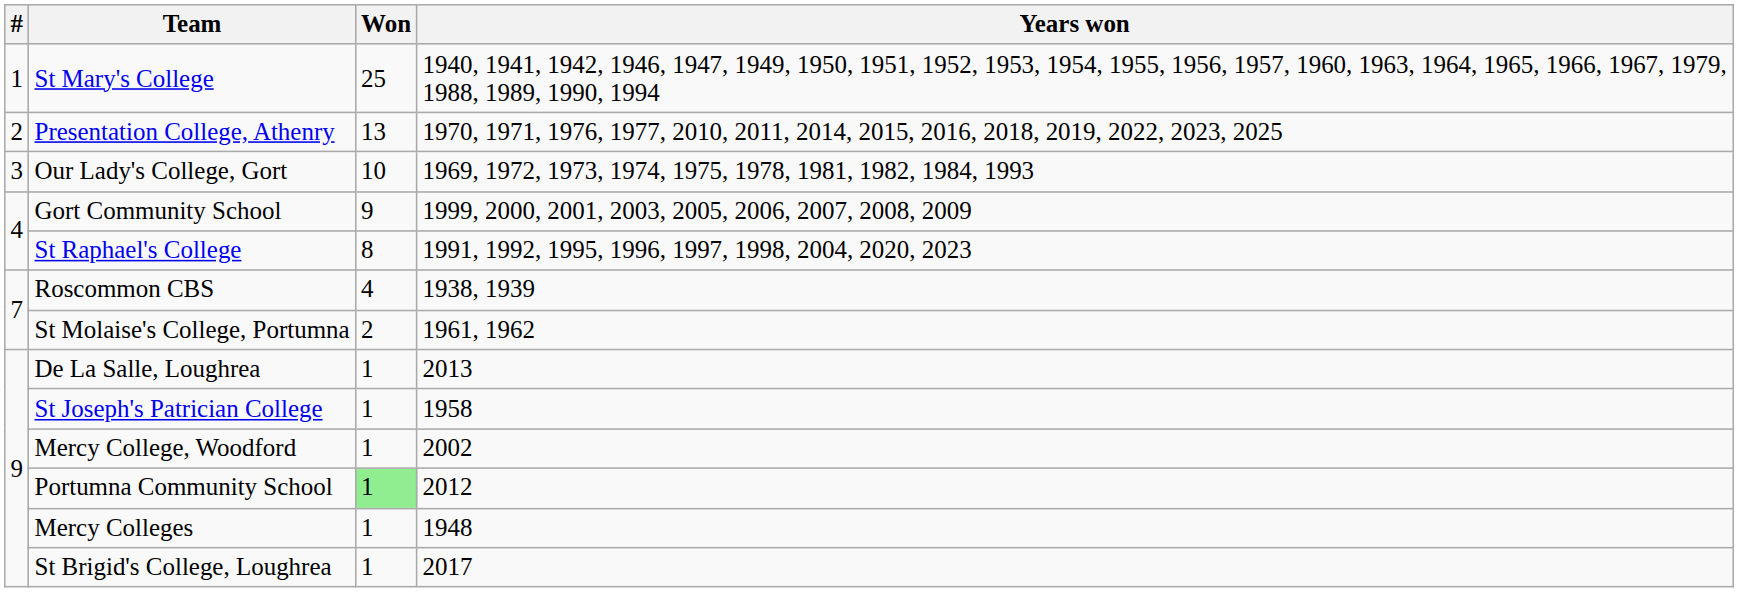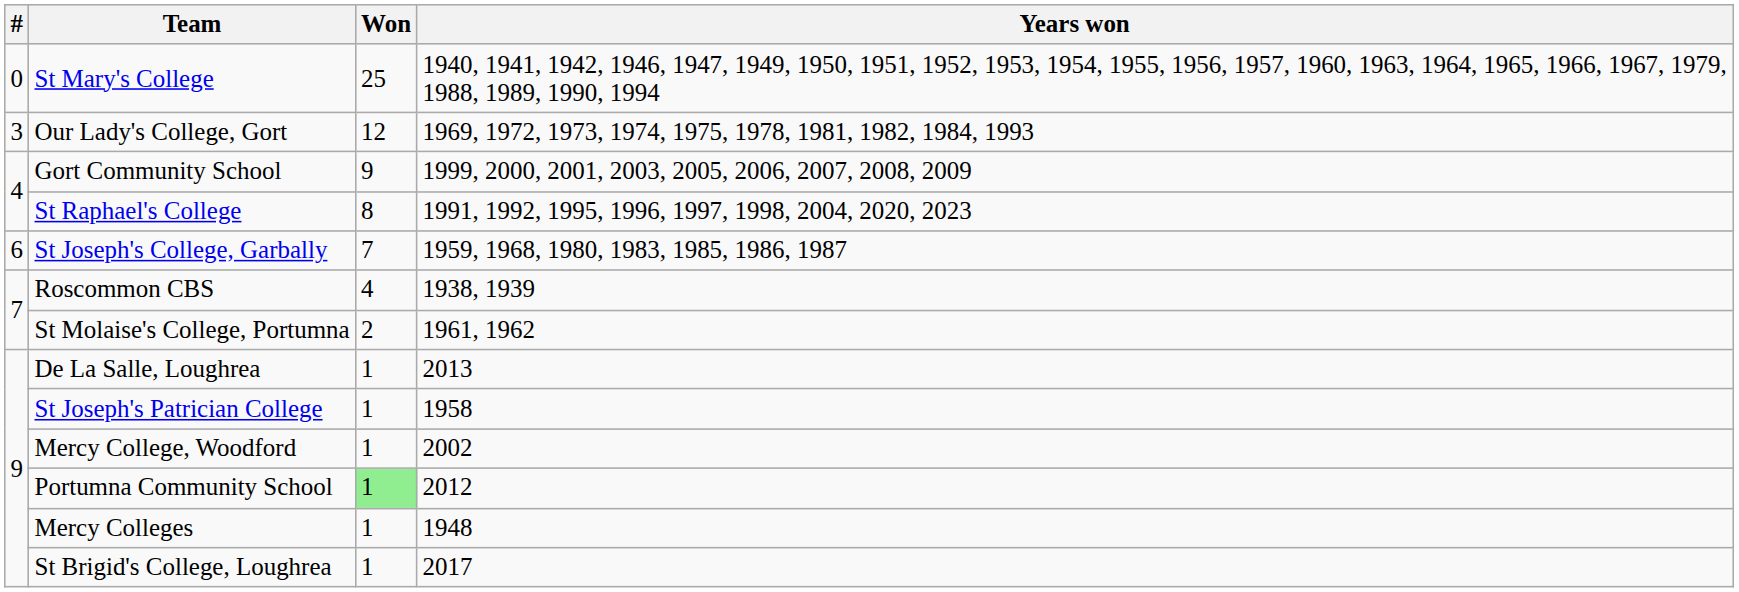(17, 77) 1 -> (17, 77) 0
- row: (185, 131)
(374, 171) 10 -> (374, 131) 12
+ row: (181, 250)
